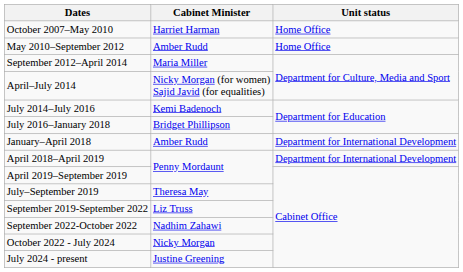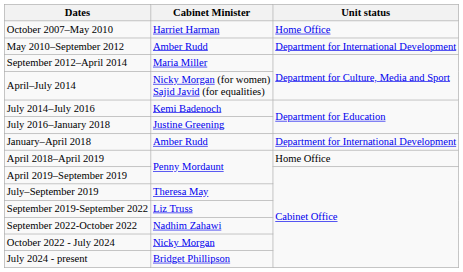(303, 46) Home Office -> (366, 46) Department for International Development
(192, 125) Bridget Phillipson -> (189, 125) Justine Greening
(366, 158) Department for International Development -> (303, 158) Home Office
(189, 259) Justine Greening -> (192, 259) Bridget Phillipson
